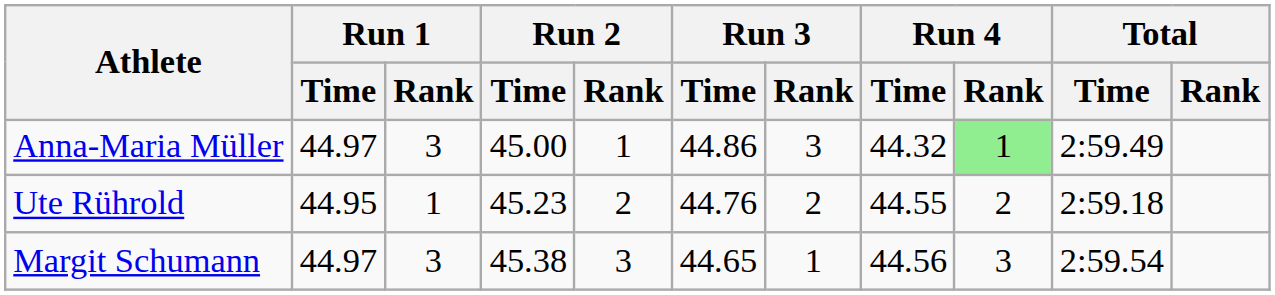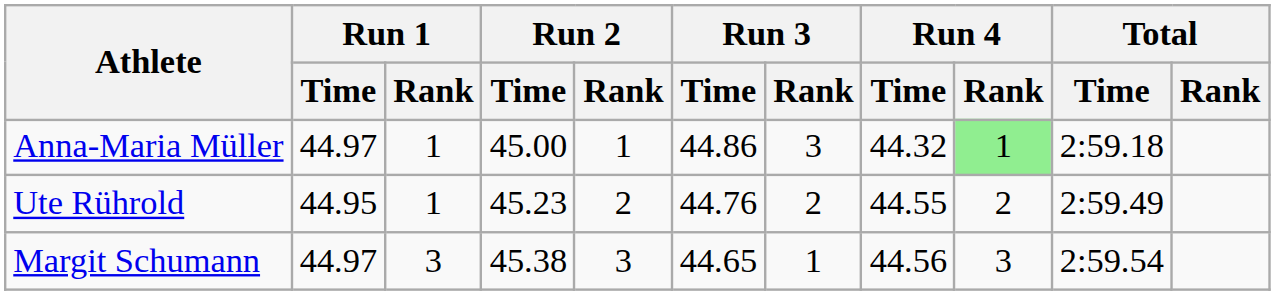(433, 146) 3 -> (433, 146) 1
(1112, 146) 2:59.49 -> (1112, 146) 2:59.18
(1112, 203) 2:59.18 -> (1112, 203) 2:59.49
